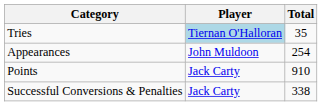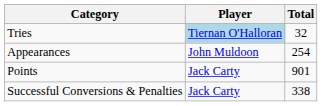(301, 33) 35 -> (301, 33) 32
(301, 71) 910 -> (301, 71) 901
